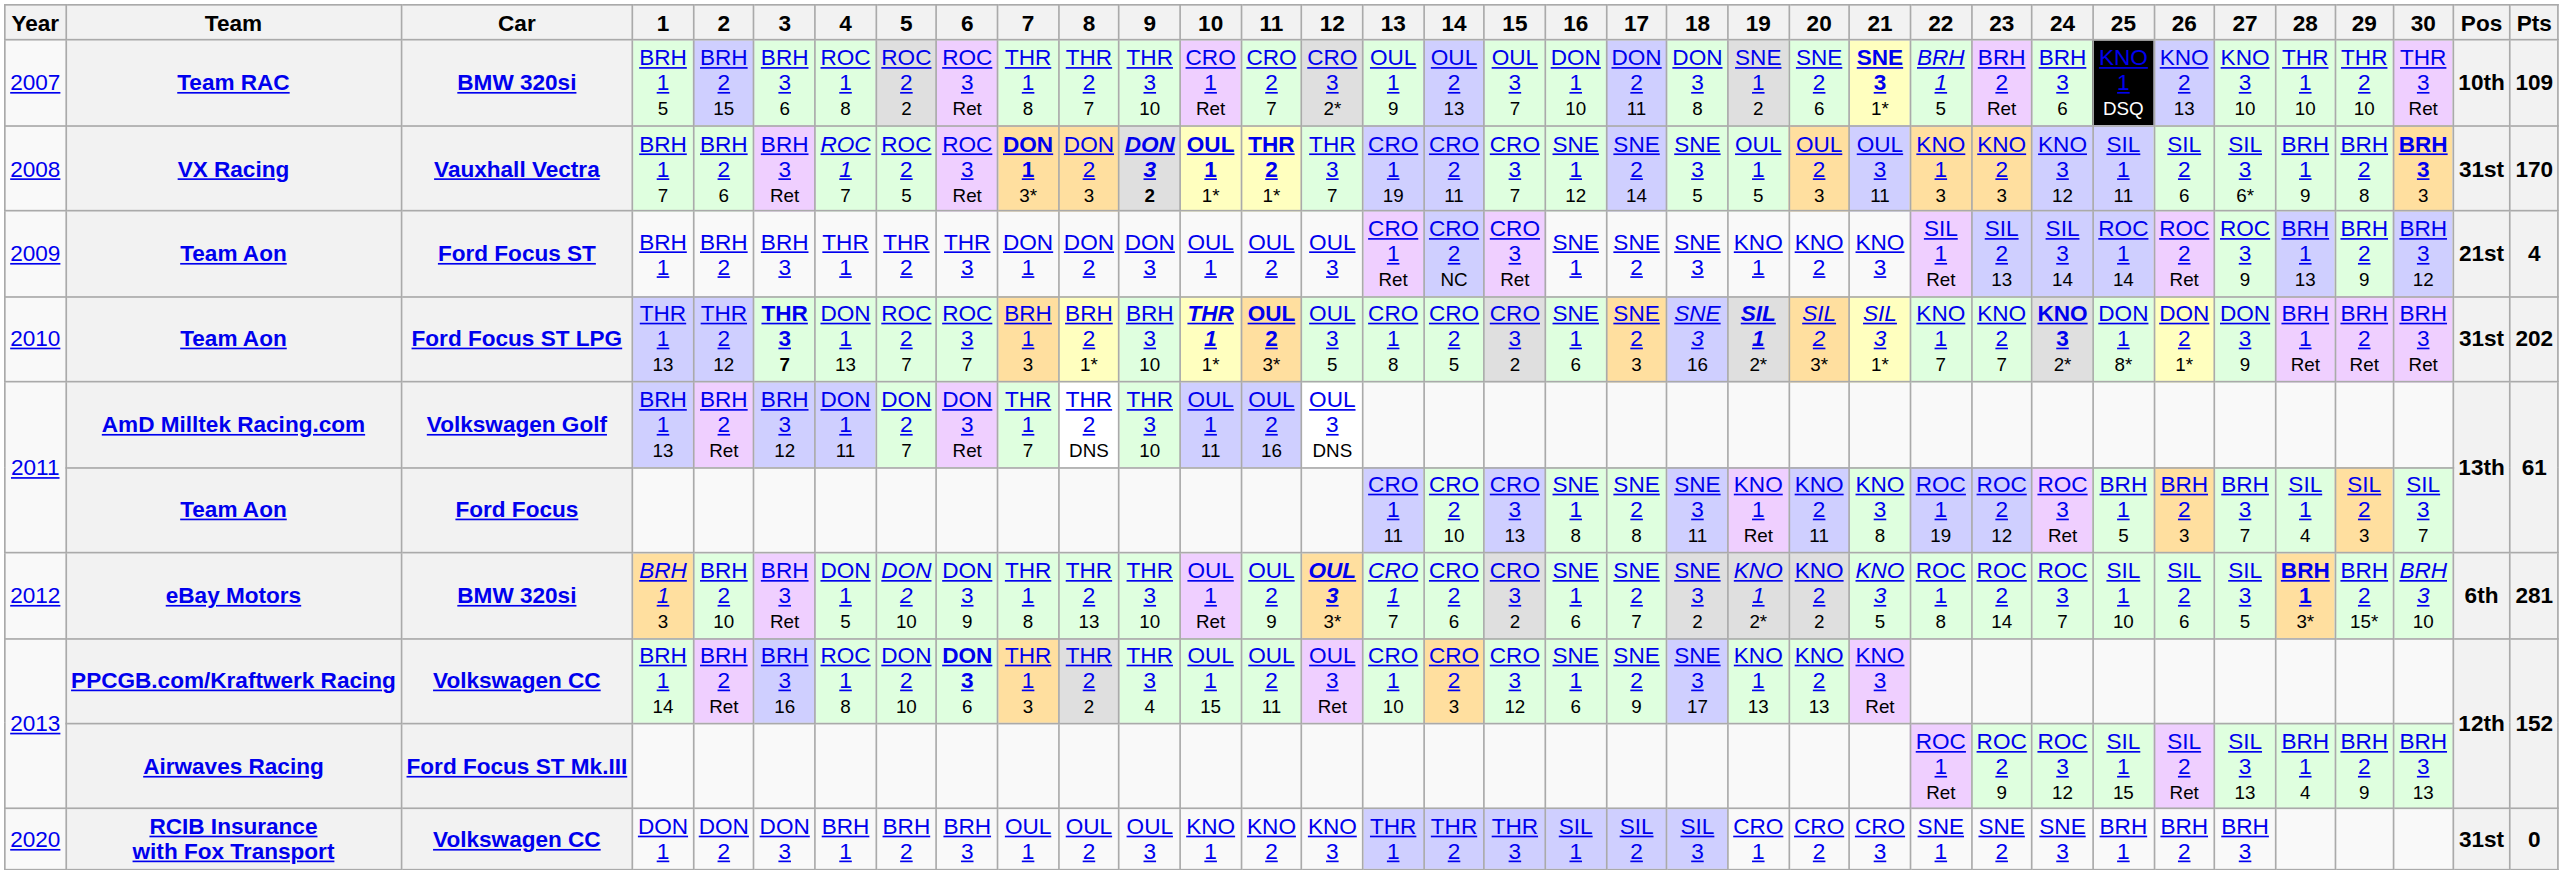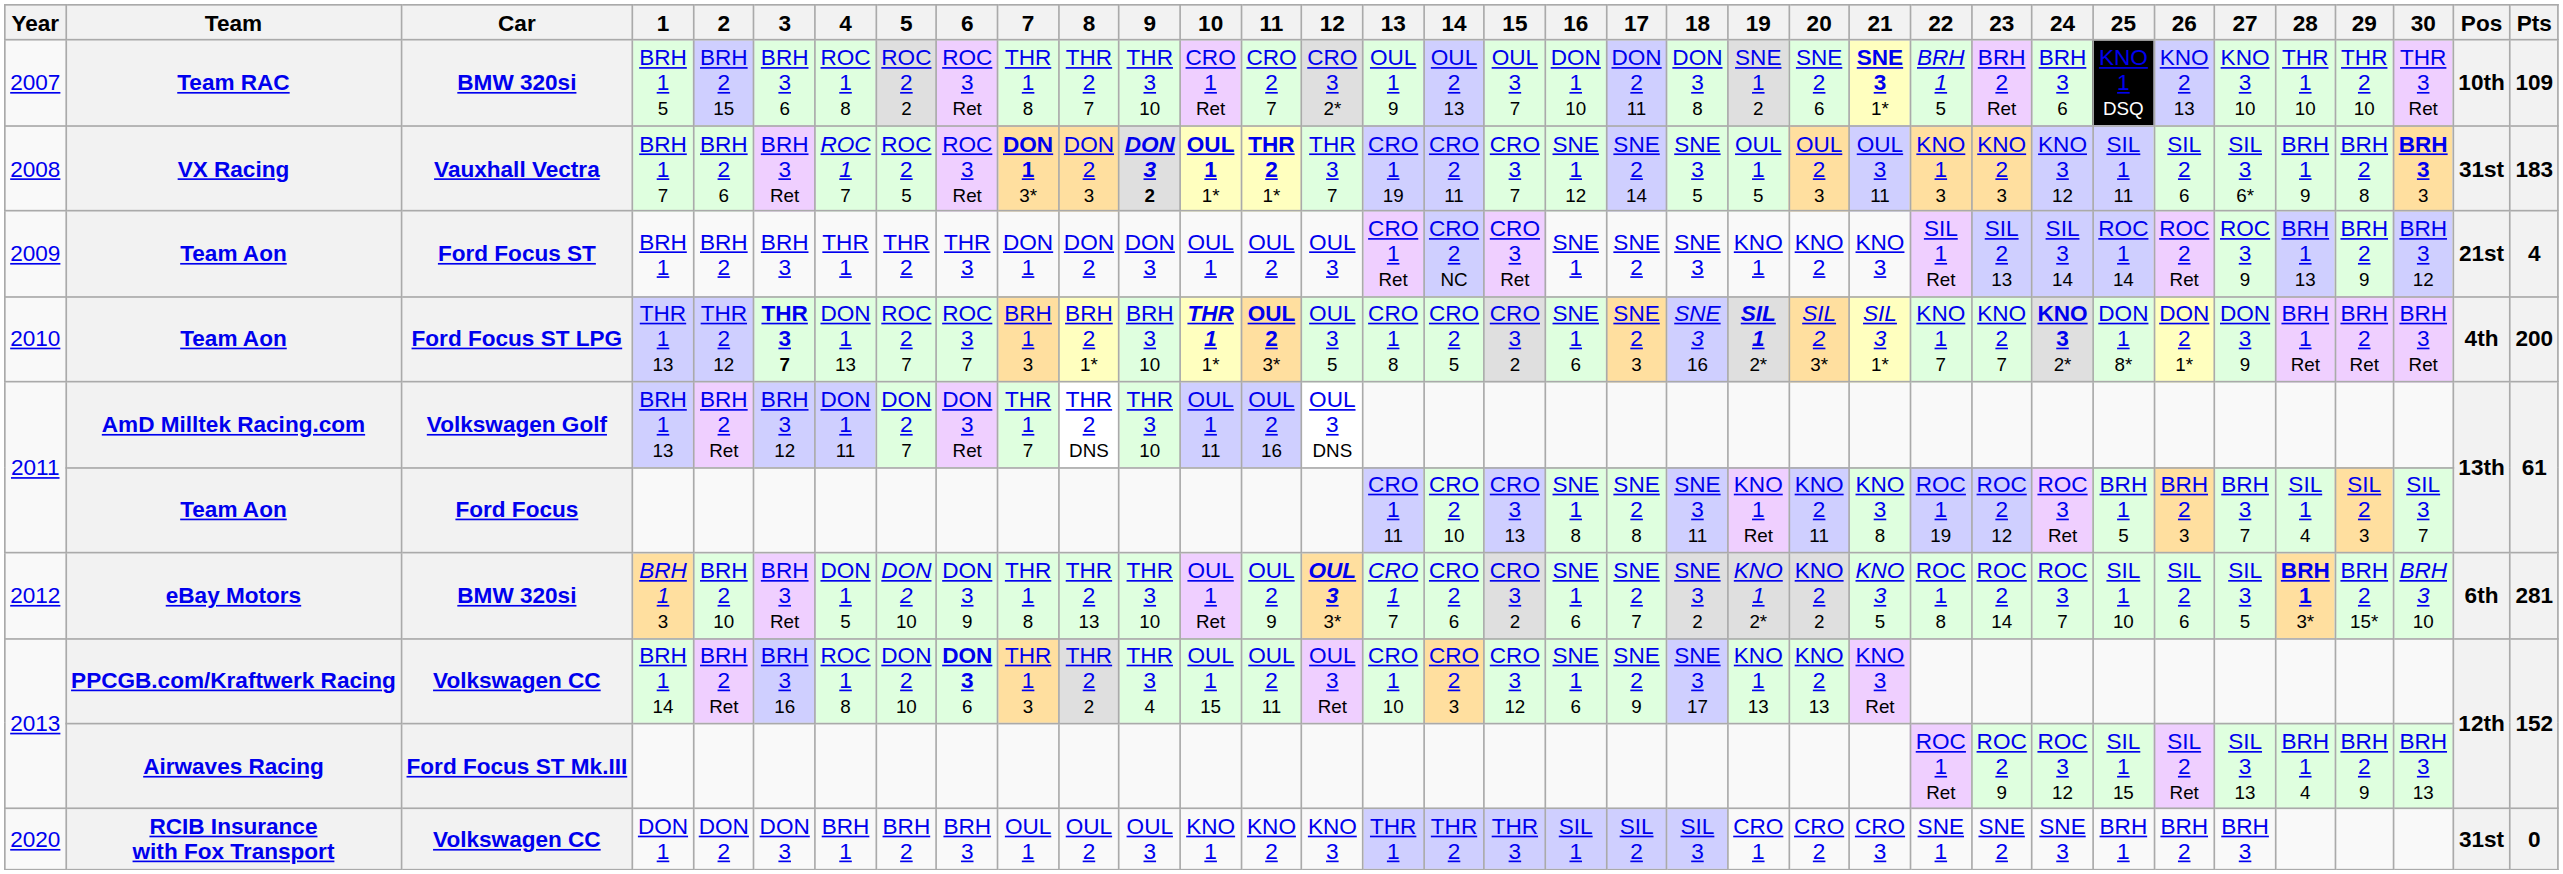(2534, 168) 170 -> (2534, 168) 183
(2482, 339) 31st -> (2482, 339) 4th
(2534, 339) 202 -> (2534, 339) 200
